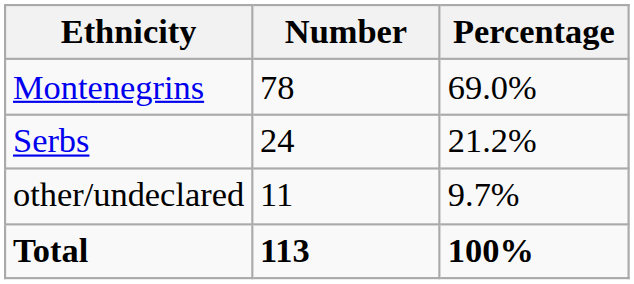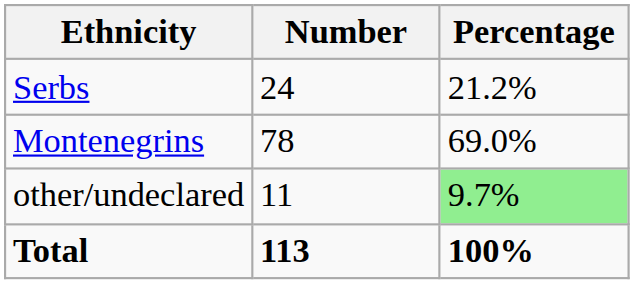rows swapped: (109, 86) <-> (51, 140)
(484, 195) no background -> (484, 195) lightgreen background
